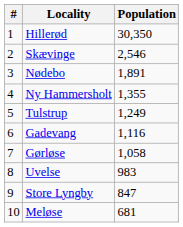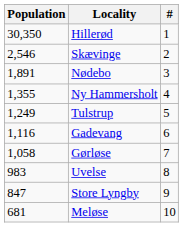columns swapped: (14, 14) <-> (147, 14)
